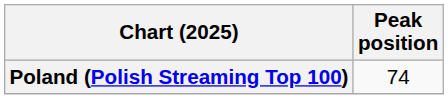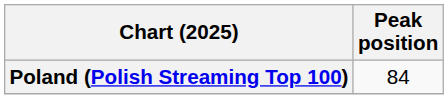(398, 76) 74 -> (398, 76) 84
